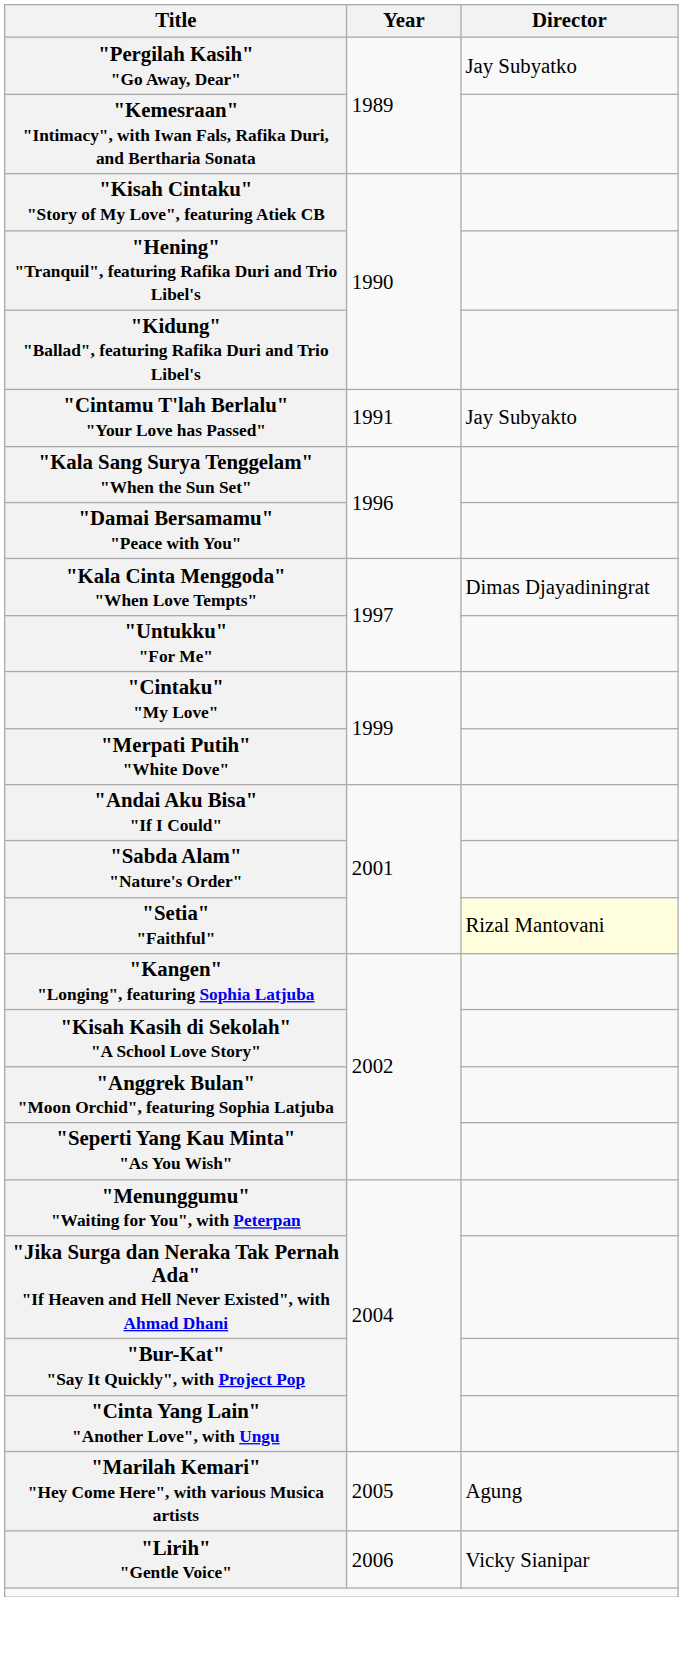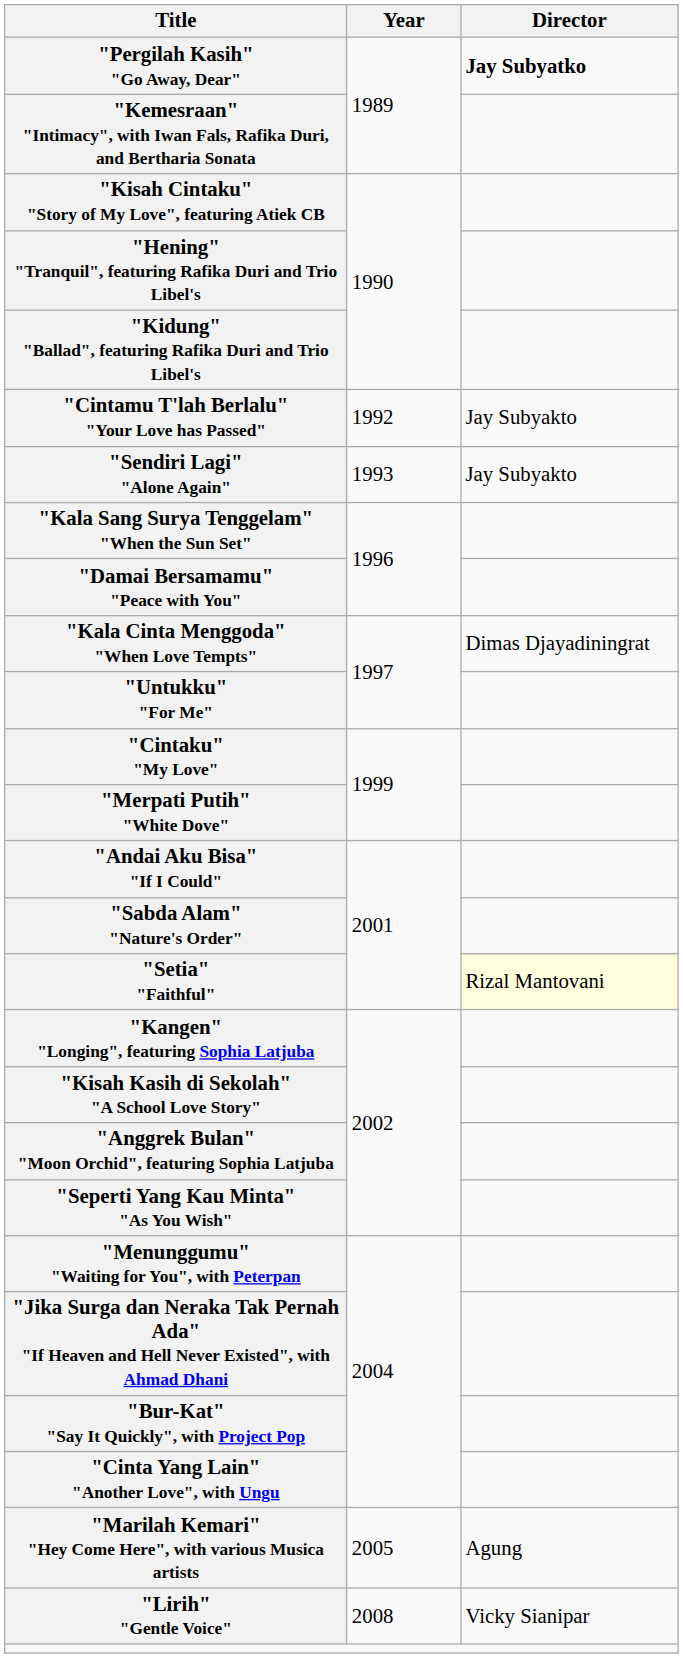(521, 65) normal -> (526, 65) bold
(373, 417) 1991 -> (373, 417) 1992
+ row: (176, 474)
(373, 1559) 2006 -> (373, 1615) 2008
